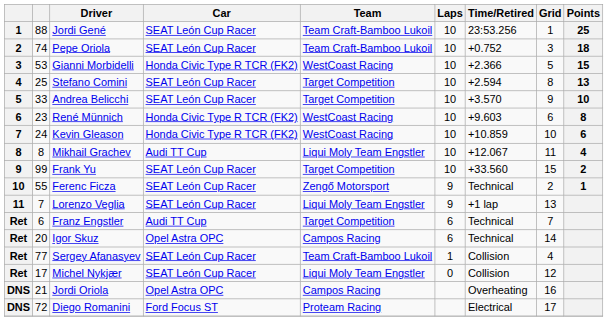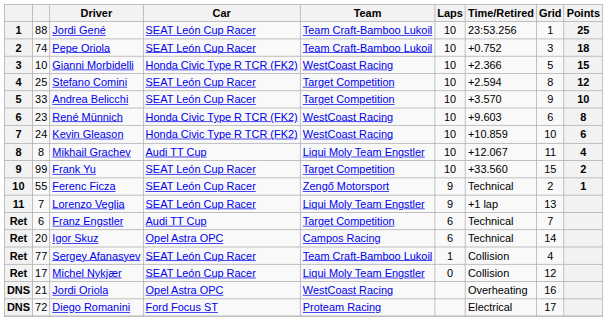(41, 65) 53 -> (41, 65) 10
(583, 83) 13 -> (583, 83) 12
(342, 290) Campos Racing -> (348, 290) WestCoast Racing
